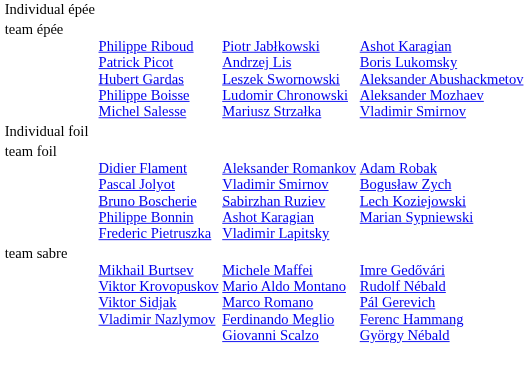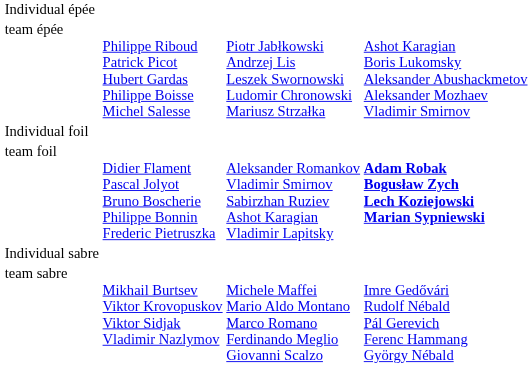(417, 192) normal -> (424, 192) bold
+ row: (52, 253)
